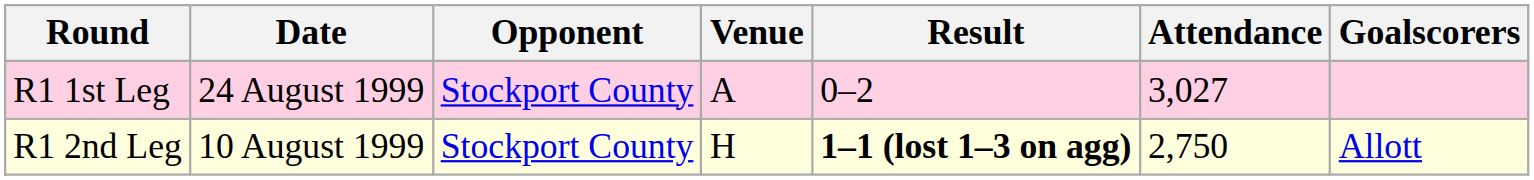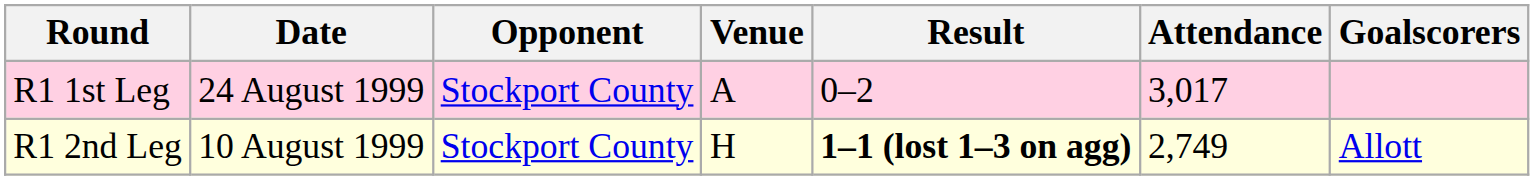(1188, 89) 3,027 -> (1188, 89) 3,017
(1188, 145) 2,750 -> (1188, 145) 2,749
